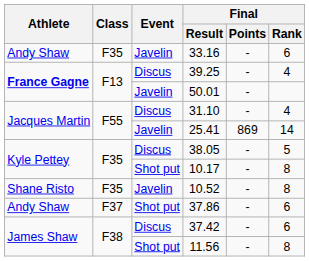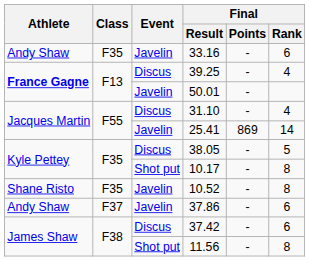(157, 208) Shot put -> (153, 208) Javelin
